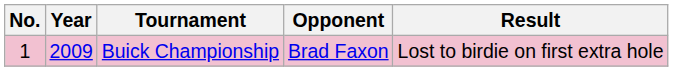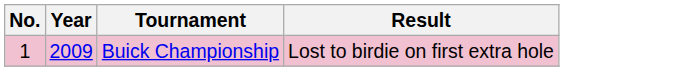- column: (338, 20)
